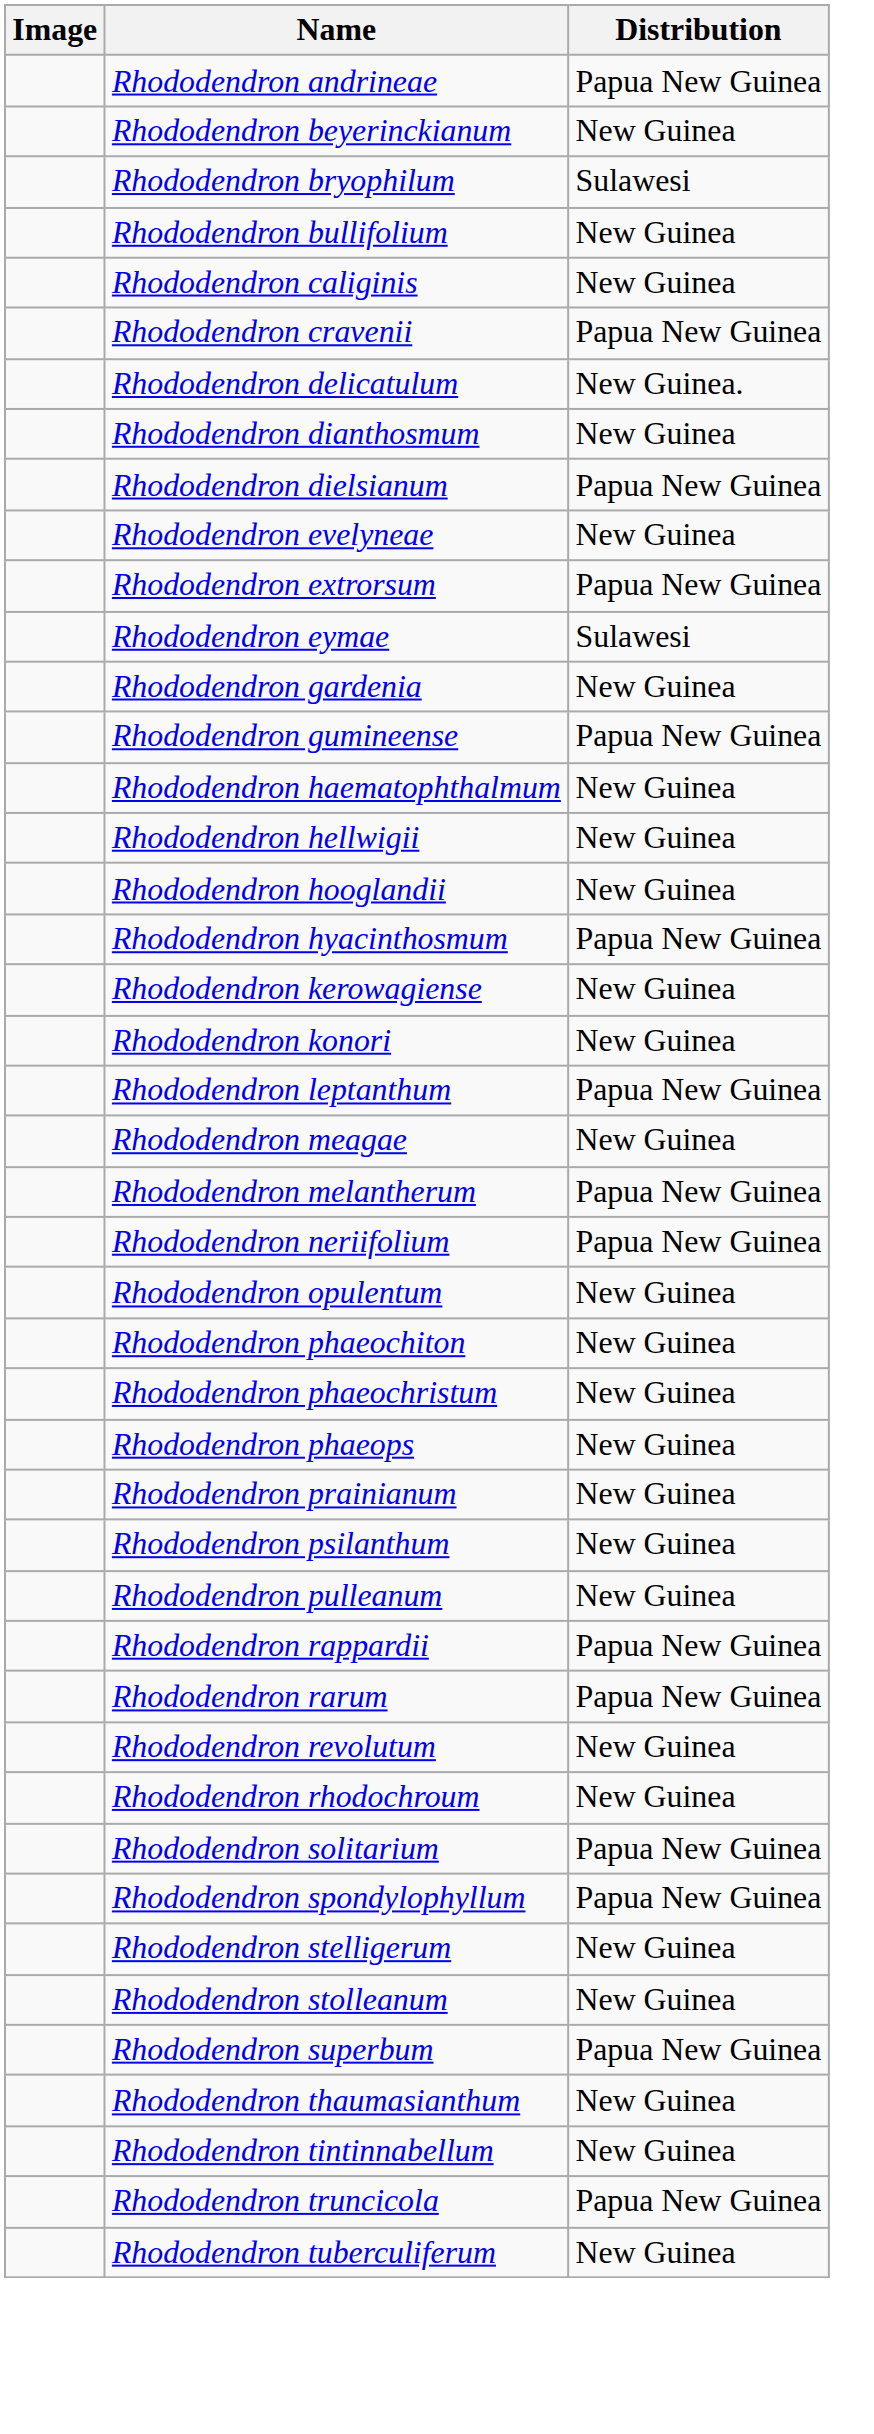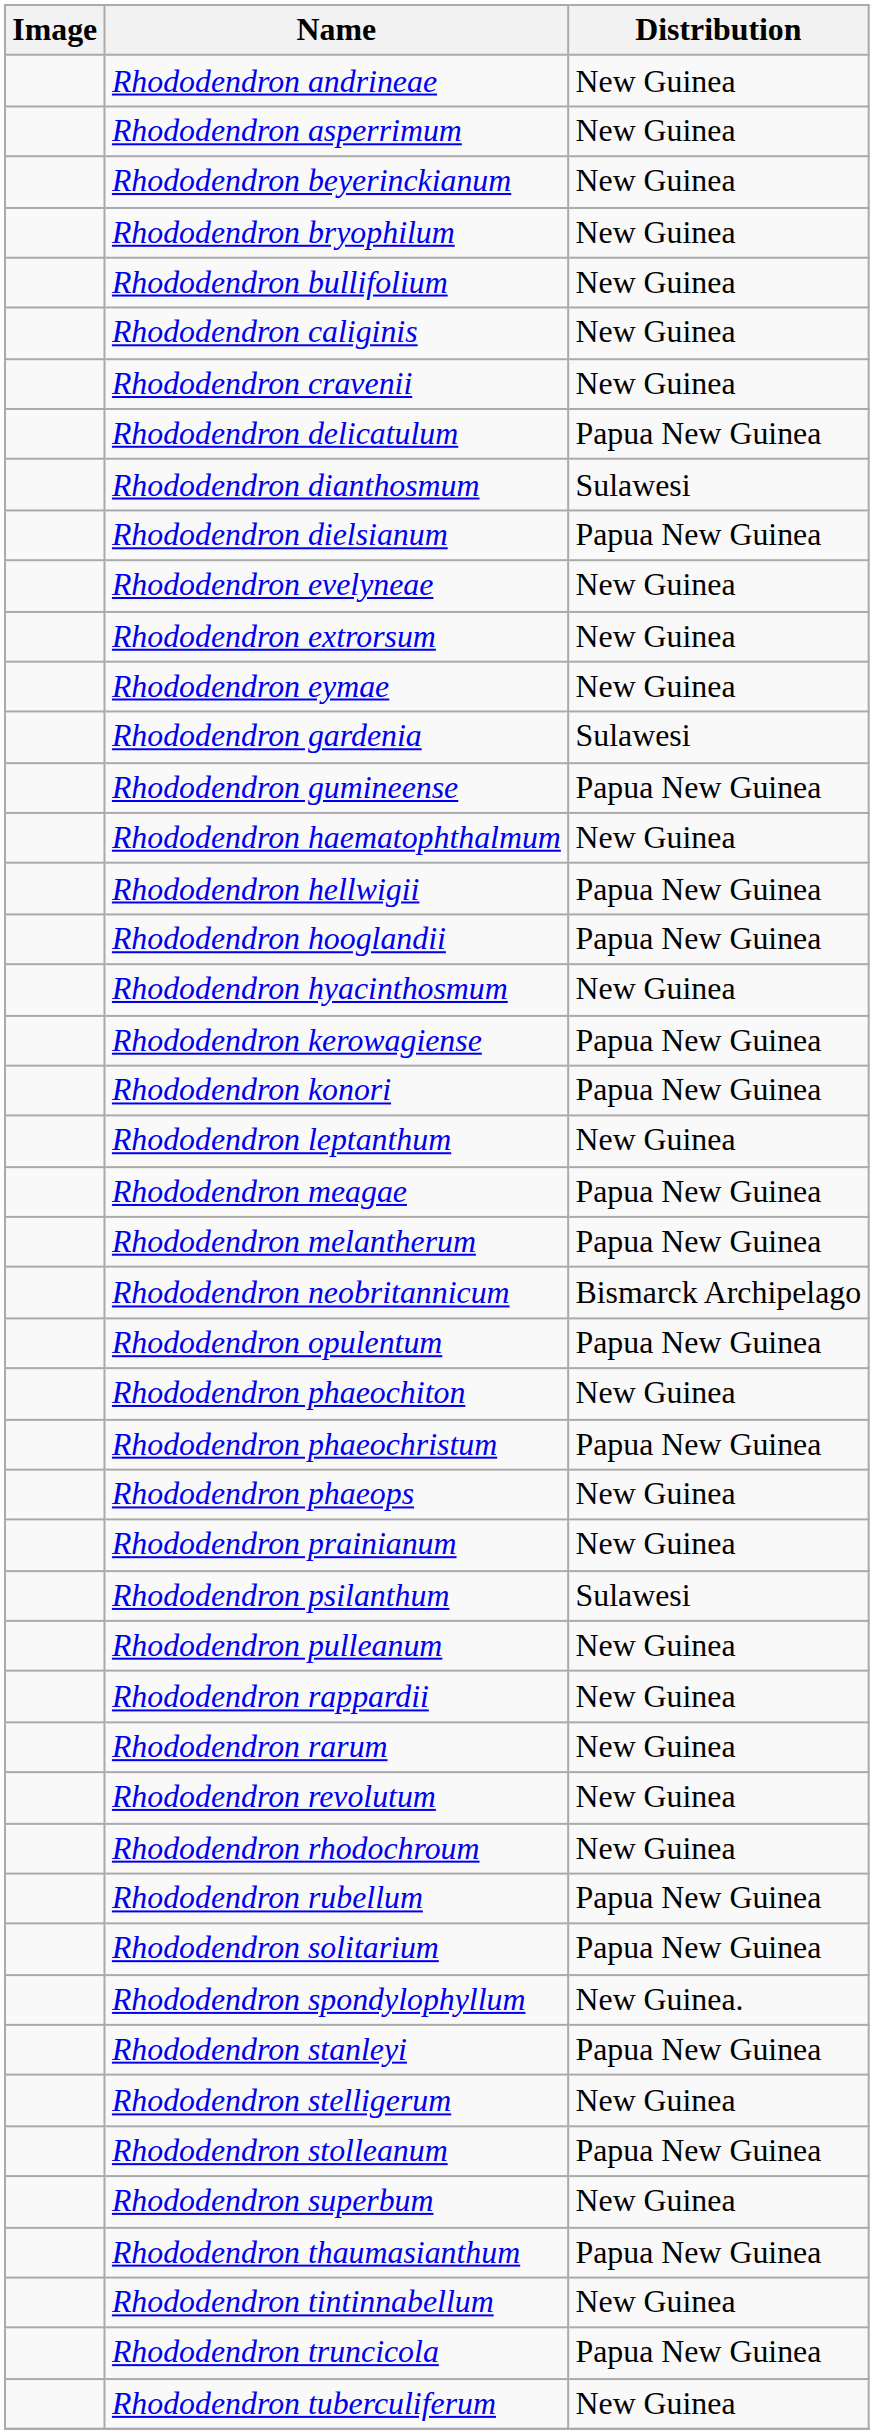(698, 80) Papua New Guinea -> (656, 80) New Guinea
+ row: (287, 130)
(633, 181) Sulawesi -> (656, 231) New Guinea
(698, 332) Papua New Guinea -> (656, 383) New Guinea
(660, 383) New Guinea. -> (698, 433) Papua New Guinea
(656, 433) New Guinea -> (633, 484) Sulawesi
(698, 585) Papua New Guinea -> (656, 635) New Guinea
(633, 635) Sulawesi -> (656, 686) New Guinea
(656, 686) New Guinea -> (633, 736) Sulawesi
(656, 837) New Guinea -> (698, 888) Papua New Guinea
(656, 888) New Guinea -> (698, 938) Papua New Guinea
(698, 938) Papua New Guinea -> (656, 989) New Guinea
(656, 989) New Guinea -> (698, 1039) Papua New Guinea
(656, 1039) New Guinea -> (698, 1090) Papua New Guinea
(698, 1090) Papua New Guinea -> (656, 1140) New Guinea
(656, 1140) New Guinea -> (698, 1191) Papua New Guinea
+ row: (311, 1292)
- row: (281, 1241)
(656, 1292) New Guinea -> (698, 1342) Papua New Guinea
(656, 1393) New Guinea -> (698, 1443) Papua New Guinea
(656, 1544) New Guinea -> (633, 1595) Sulawesi
(698, 1645) Papua New Guinea -> (656, 1696) New Guinea
(698, 1696) Papua New Guinea -> (656, 1746) New Guinea
+ row: (267, 1898)
(698, 1898) Papua New Guinea -> (660, 1999) New Guinea.
+ row: (259, 2049)
(656, 1999) New Guinea -> (698, 2150) Papua New Guinea
(698, 2049) Papua New Guinea -> (656, 2201) New Guinea
(656, 2100) New Guinea -> (698, 2251) Papua New Guinea
